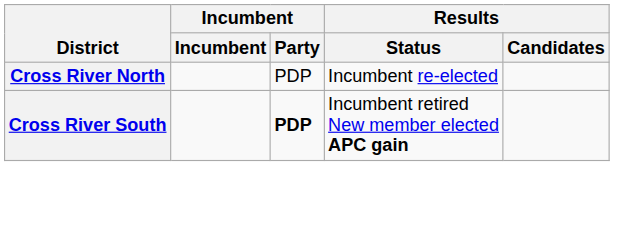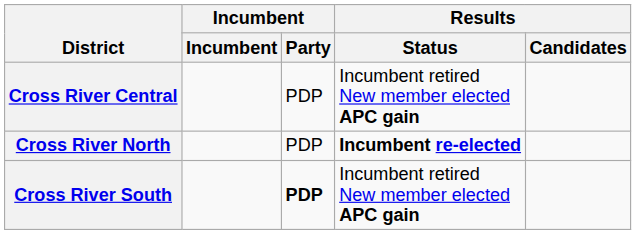+ row: (93, 96)
(413, 76) normal -> (430, 145) bold
